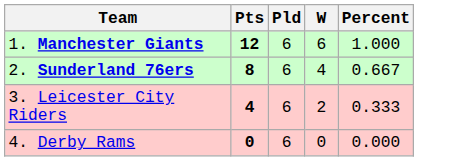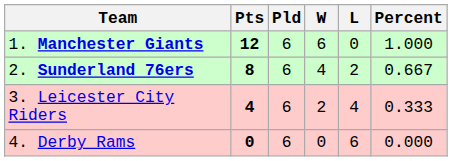+ column: (354, 18)
